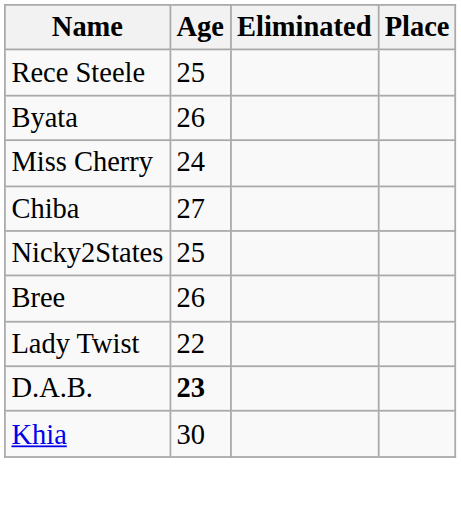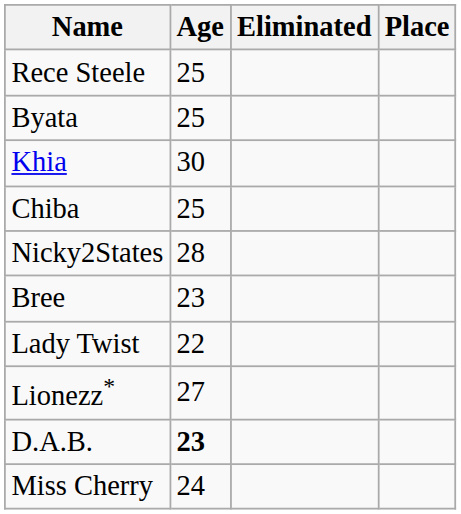(191, 117) 26 -> (191, 117) 25
rows swapped: (82, 162) <-> (39, 433)
(191, 207) 27 -> (191, 207) 25
(191, 252) 25 -> (191, 252) 28
(191, 298) 26 -> (191, 298) 23
+ row: (63, 392)
